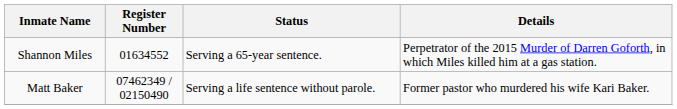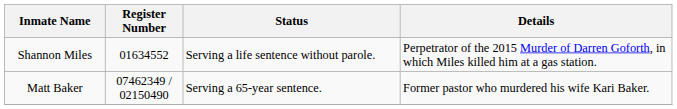(254, 54) Serving a 65-year sentence. -> (281, 54) Serving a life sentence without parole.
(281, 87) Serving a life sentence without parole. -> (254, 87) Serving a 65-year sentence.
